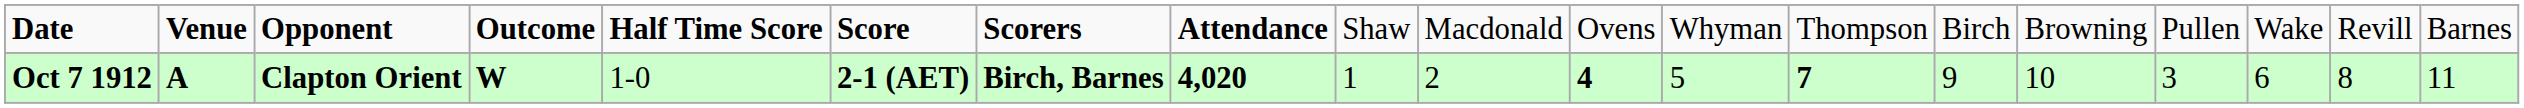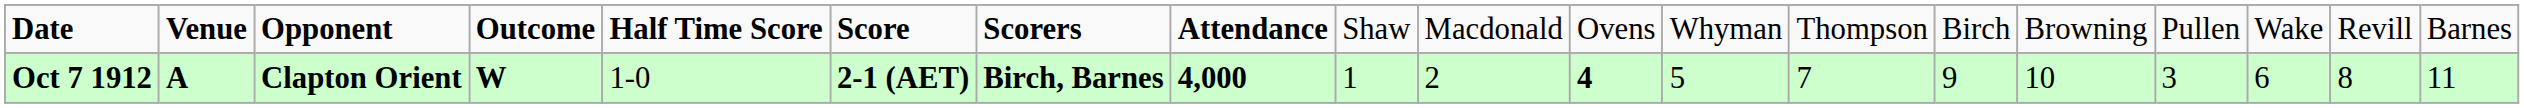(1212, 77) 4,020 -> (1212, 77) 4,000
(1804, 77) bold -> (1804, 77) normal
